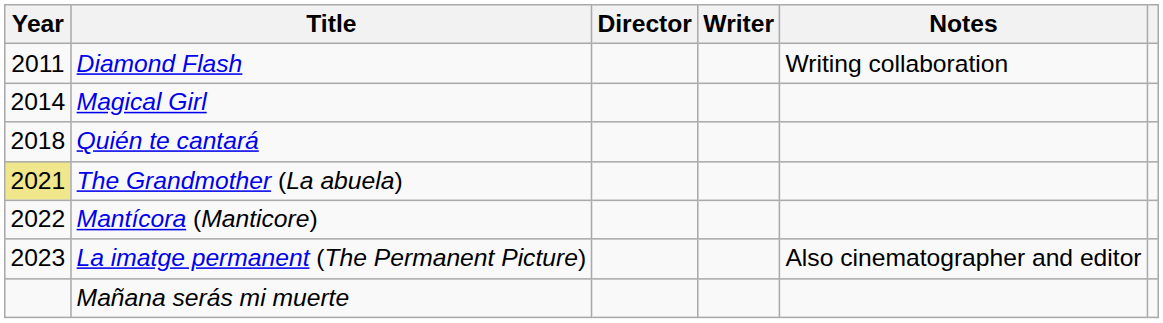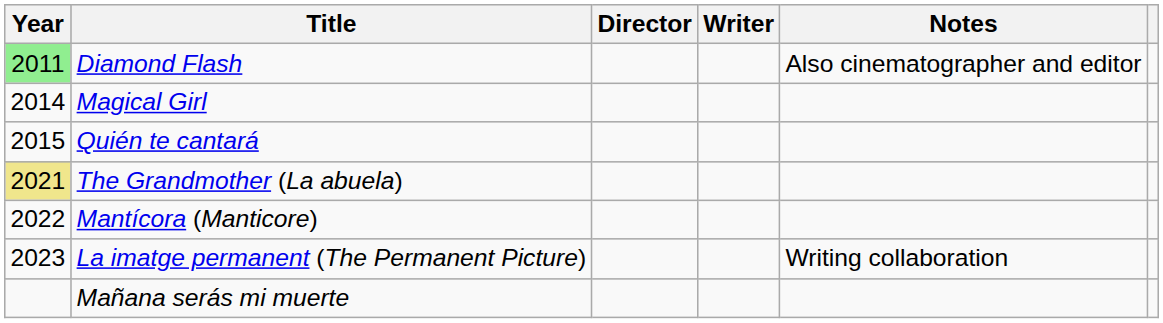(38, 63) no background -> (38, 63) lightgreen background
(897, 63) Writing collaboration -> (963, 63) Also cinematographer and editor
(38, 141) 2018 -> (38, 141) 2015
(963, 258) Also cinematographer and editor -> (897, 258) Writing collaboration
